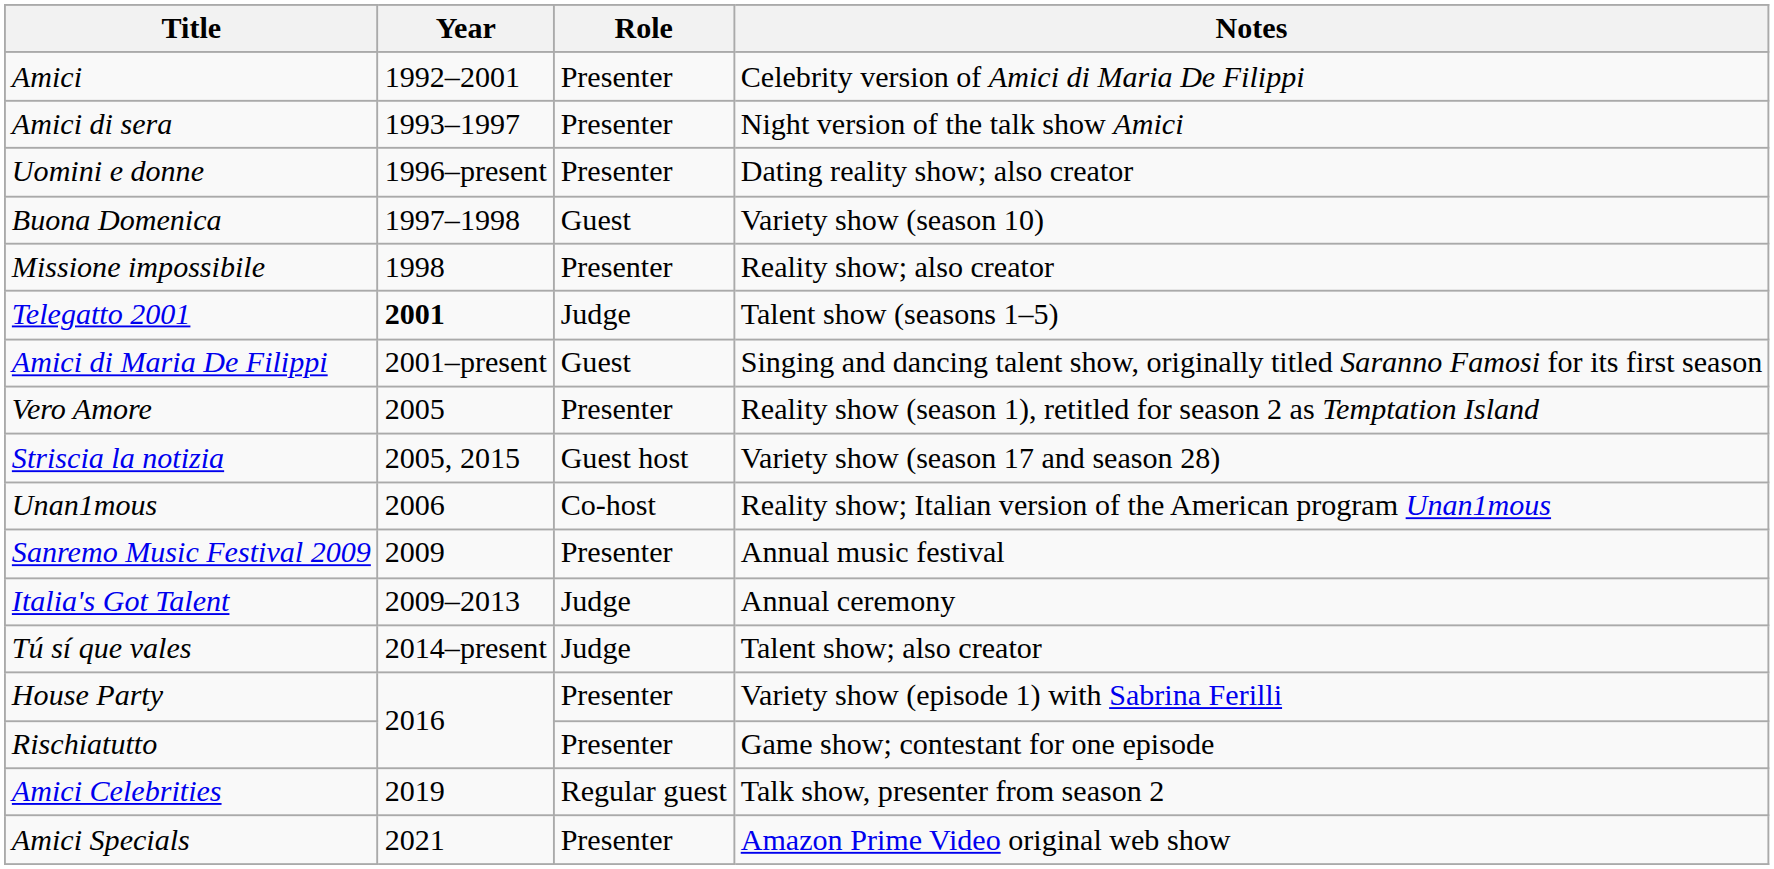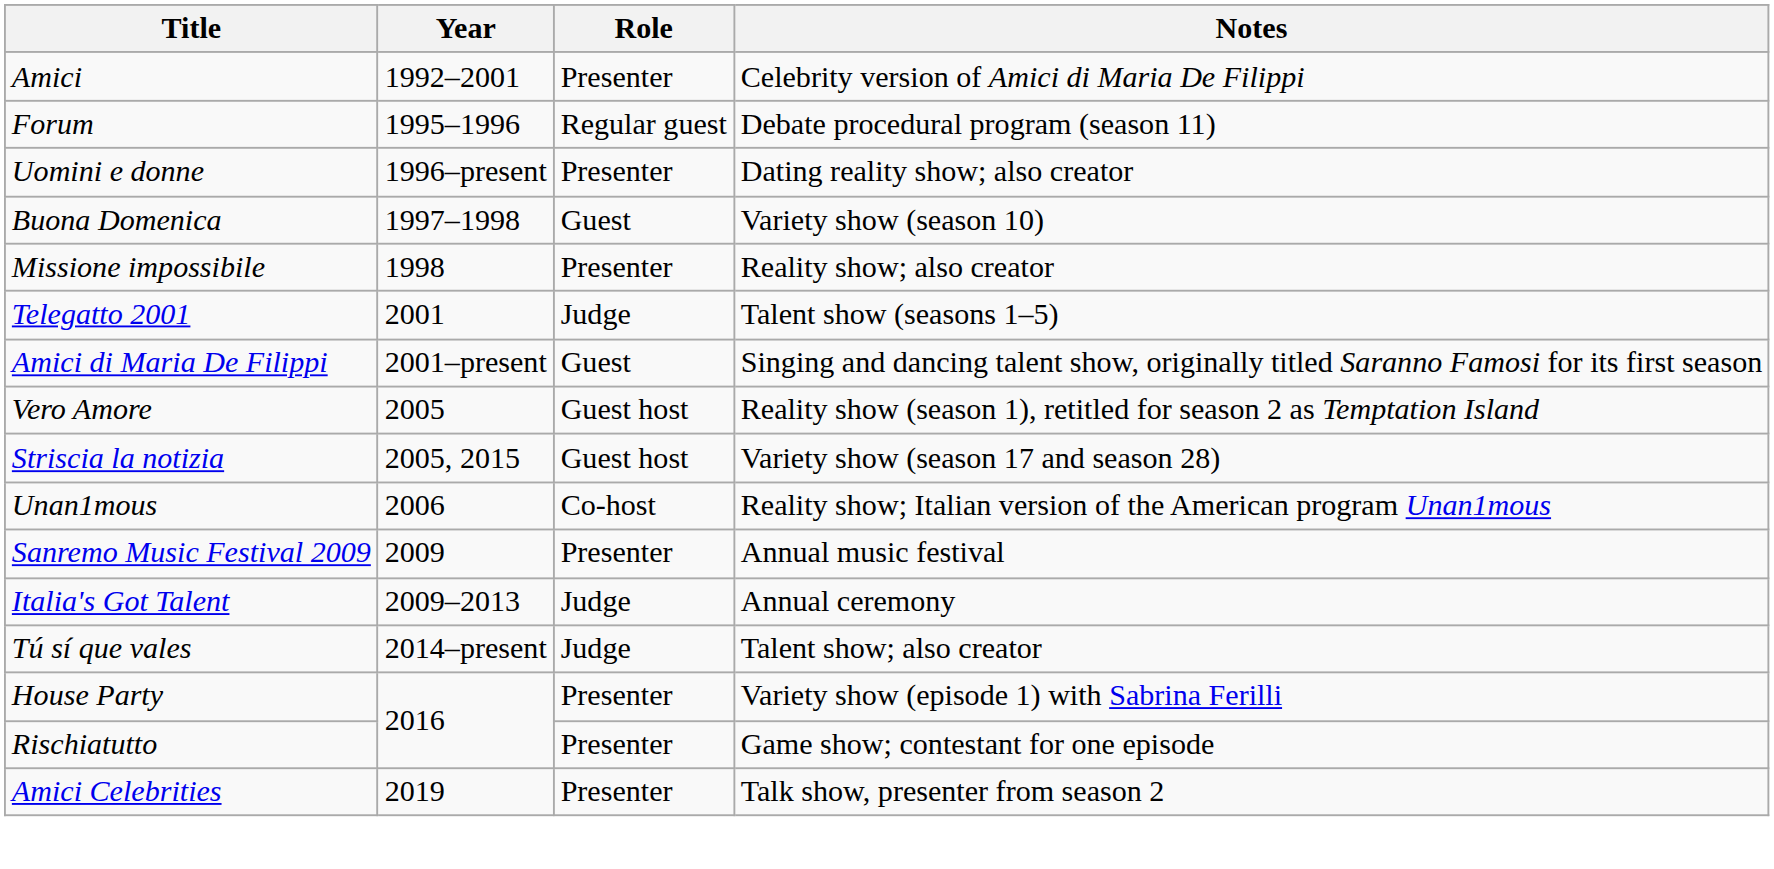- row: (92, 123)
+ row: (53, 123)
(415, 314) bold -> (415, 314) normal
(617, 409) Presenter -> (625, 409) Guest host
(644, 791) Regular guest -> (617, 791) Presenter
- row: (101, 839)
